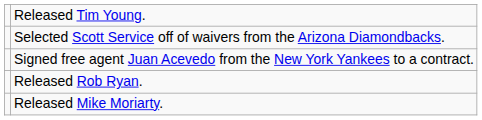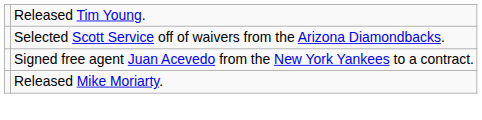- row: (78, 81)
